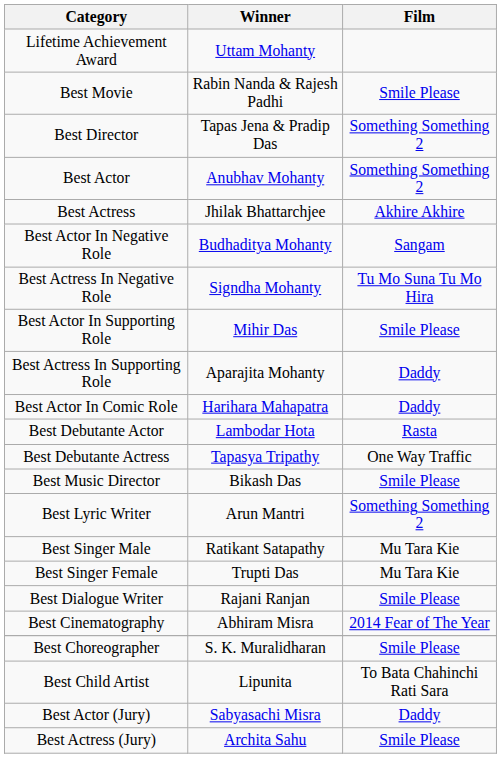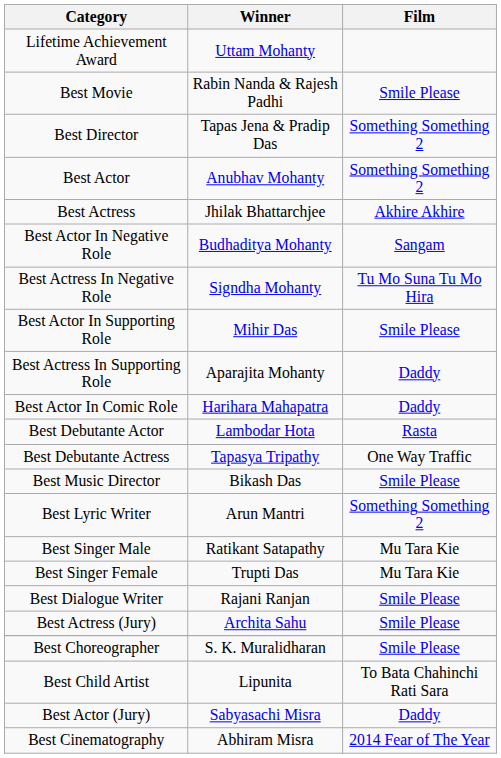rows swapped: (96, 623) <-> (96, 740)
